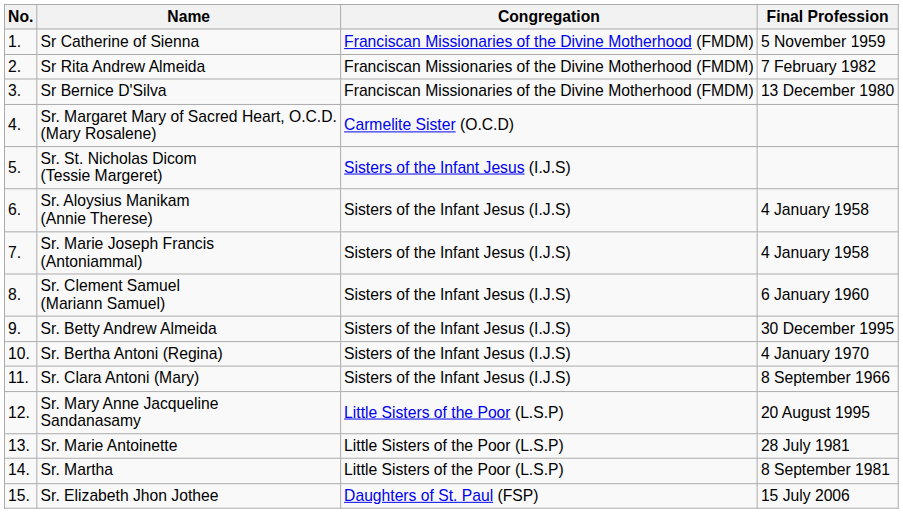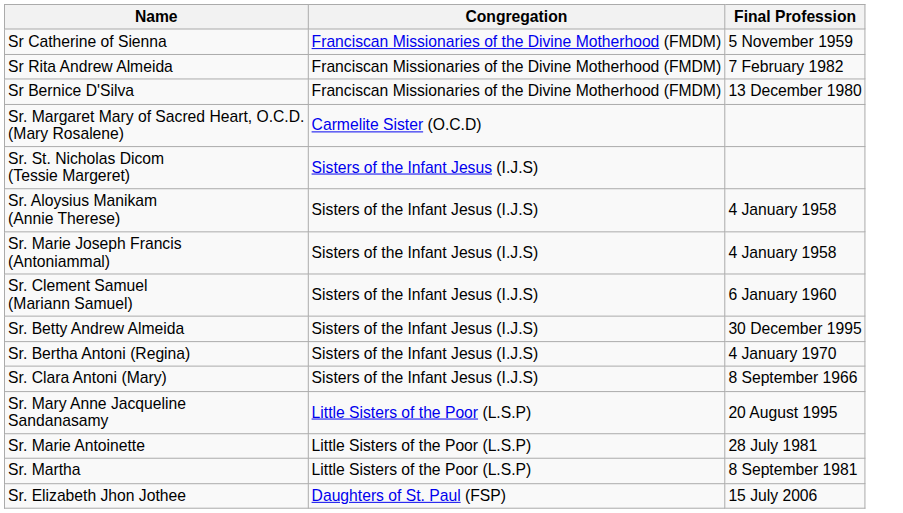- column: (21, 16)
